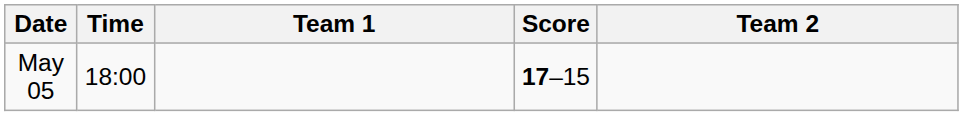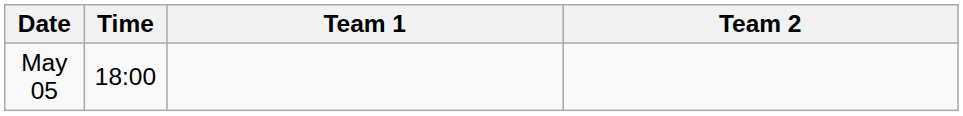- column: (556, 23)
